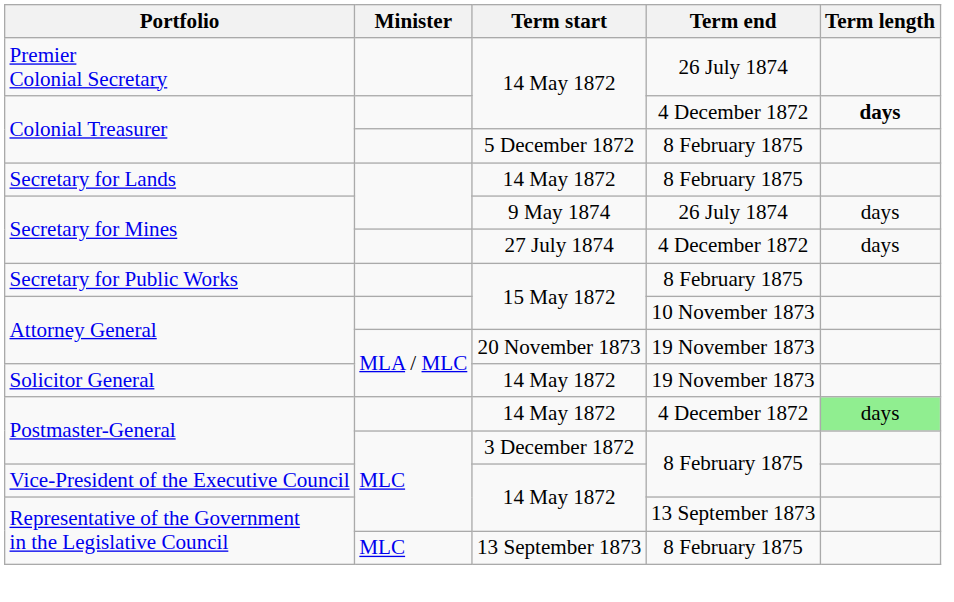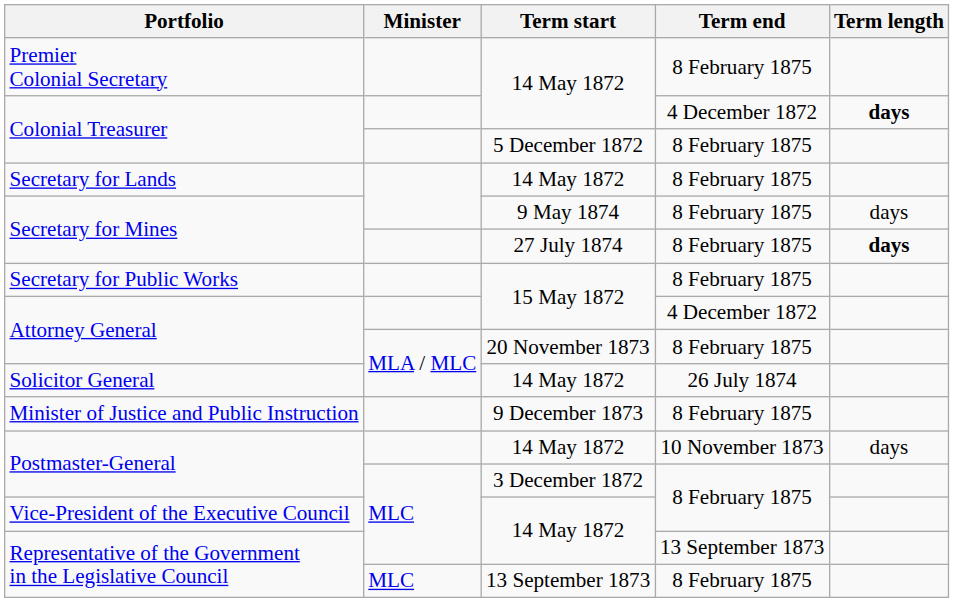(733, 66) 26 July 1874 -> (742, 66) 8 February 1875
(733, 212) 26 July 1874 -> (742, 212) 8 February 1875
(733, 245) 4 December 1872 -> (742, 245) 8 February 1875
(880, 245) normal -> (889, 245) bold
(733, 312) 10 November 1873 -> (742, 312) 4 December 1872
(733, 346) 19 November 1873 -> (742, 346) 8 February 1875
(733, 379) 19 November 1873 -> (742, 379) 26 July 1874
+ row: (184, 413)
(733, 413) 4 December 1872 -> (742, 446) 10 November 1873
(880, 413) lightgreen background -> (889, 446) no background
